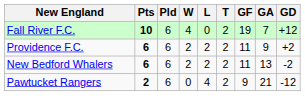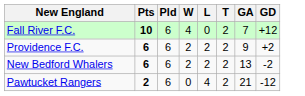- column: (245, 13)
